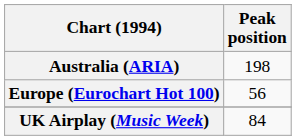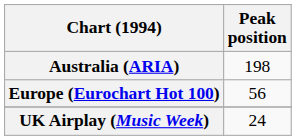(257, 120) 84 -> (257, 120) 24
